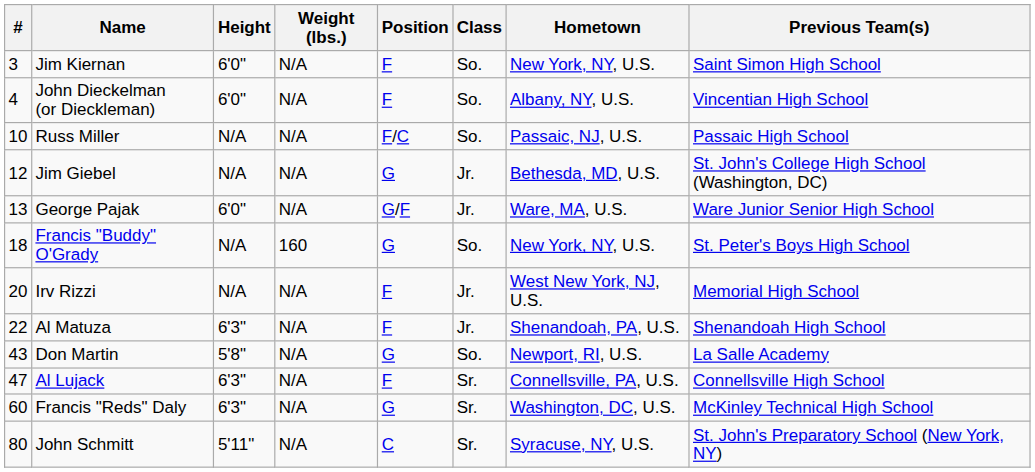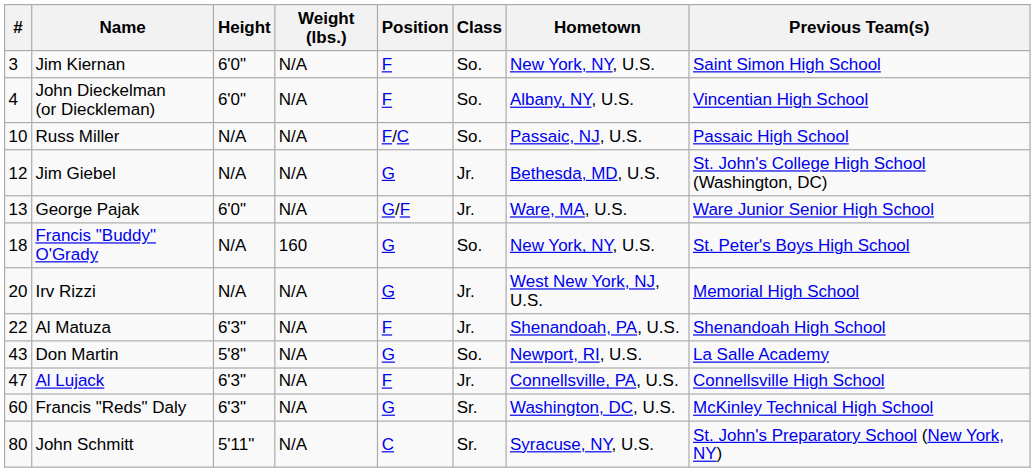(387, 291) F -> (388, 291) G
(467, 381) Sr. -> (466, 381) Jr.
